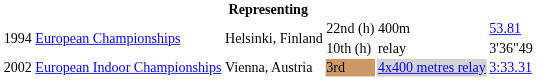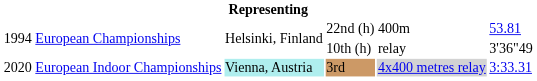(18, 67) 2002 -> (18, 67) 2020
(269, 67) no background -> (269, 67) paleturquoise background
